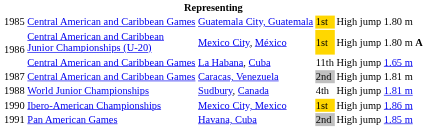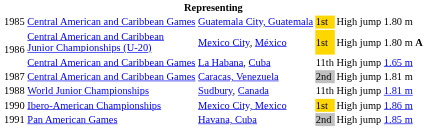(322, 91) 4th -> (325, 91) 11th
